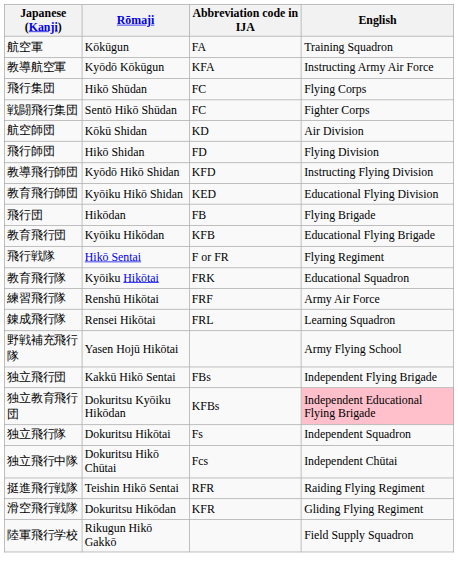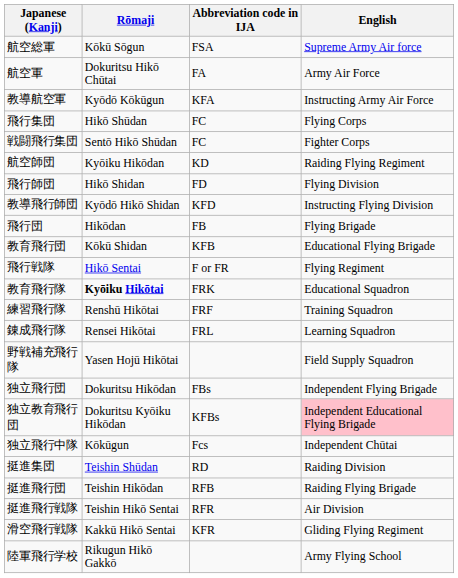+ row: (31, 46)
(107, 47) Kōkūgun -> (122, 73) Dokuritsu Hikō Chūtai
(349, 47) Training Squadron -> (342, 73) Army Air Force
(116, 131) Kōkū Shidan -> (124, 163) Kyōiku Hikōdan
(334, 131) Air Division -> (364, 163) Raiding Flying Regiment
- row: (43, 193)
(124, 236) Kyōiku Hikōdan -> (116, 247) Kōkū Shidan
(122, 278) normal -> (124, 289) bold
(342, 299) Army Air Force -> (349, 310) Training Squadron
(353, 348) Army Flying School -> (359, 359) Field Supply Squadron
(130, 377) Kakkū Hikō Sentai -> (130, 388) Dokuritsu Hikōdan
- row: (37, 434)
(122, 461) Dokuritsu Hikō Chūtai -> (107, 446) Kōkūgun
+ row: (31, 466)
+ row: (37, 487)
(364, 488) Raiding Flying Regiment -> (334, 509) Air Division
(130, 509) Dokuritsu Hikōdan -> (130, 530) Kakkū Hikō Sentai
(359, 535) Field Supply Squadron -> (353, 556) Army Flying School
